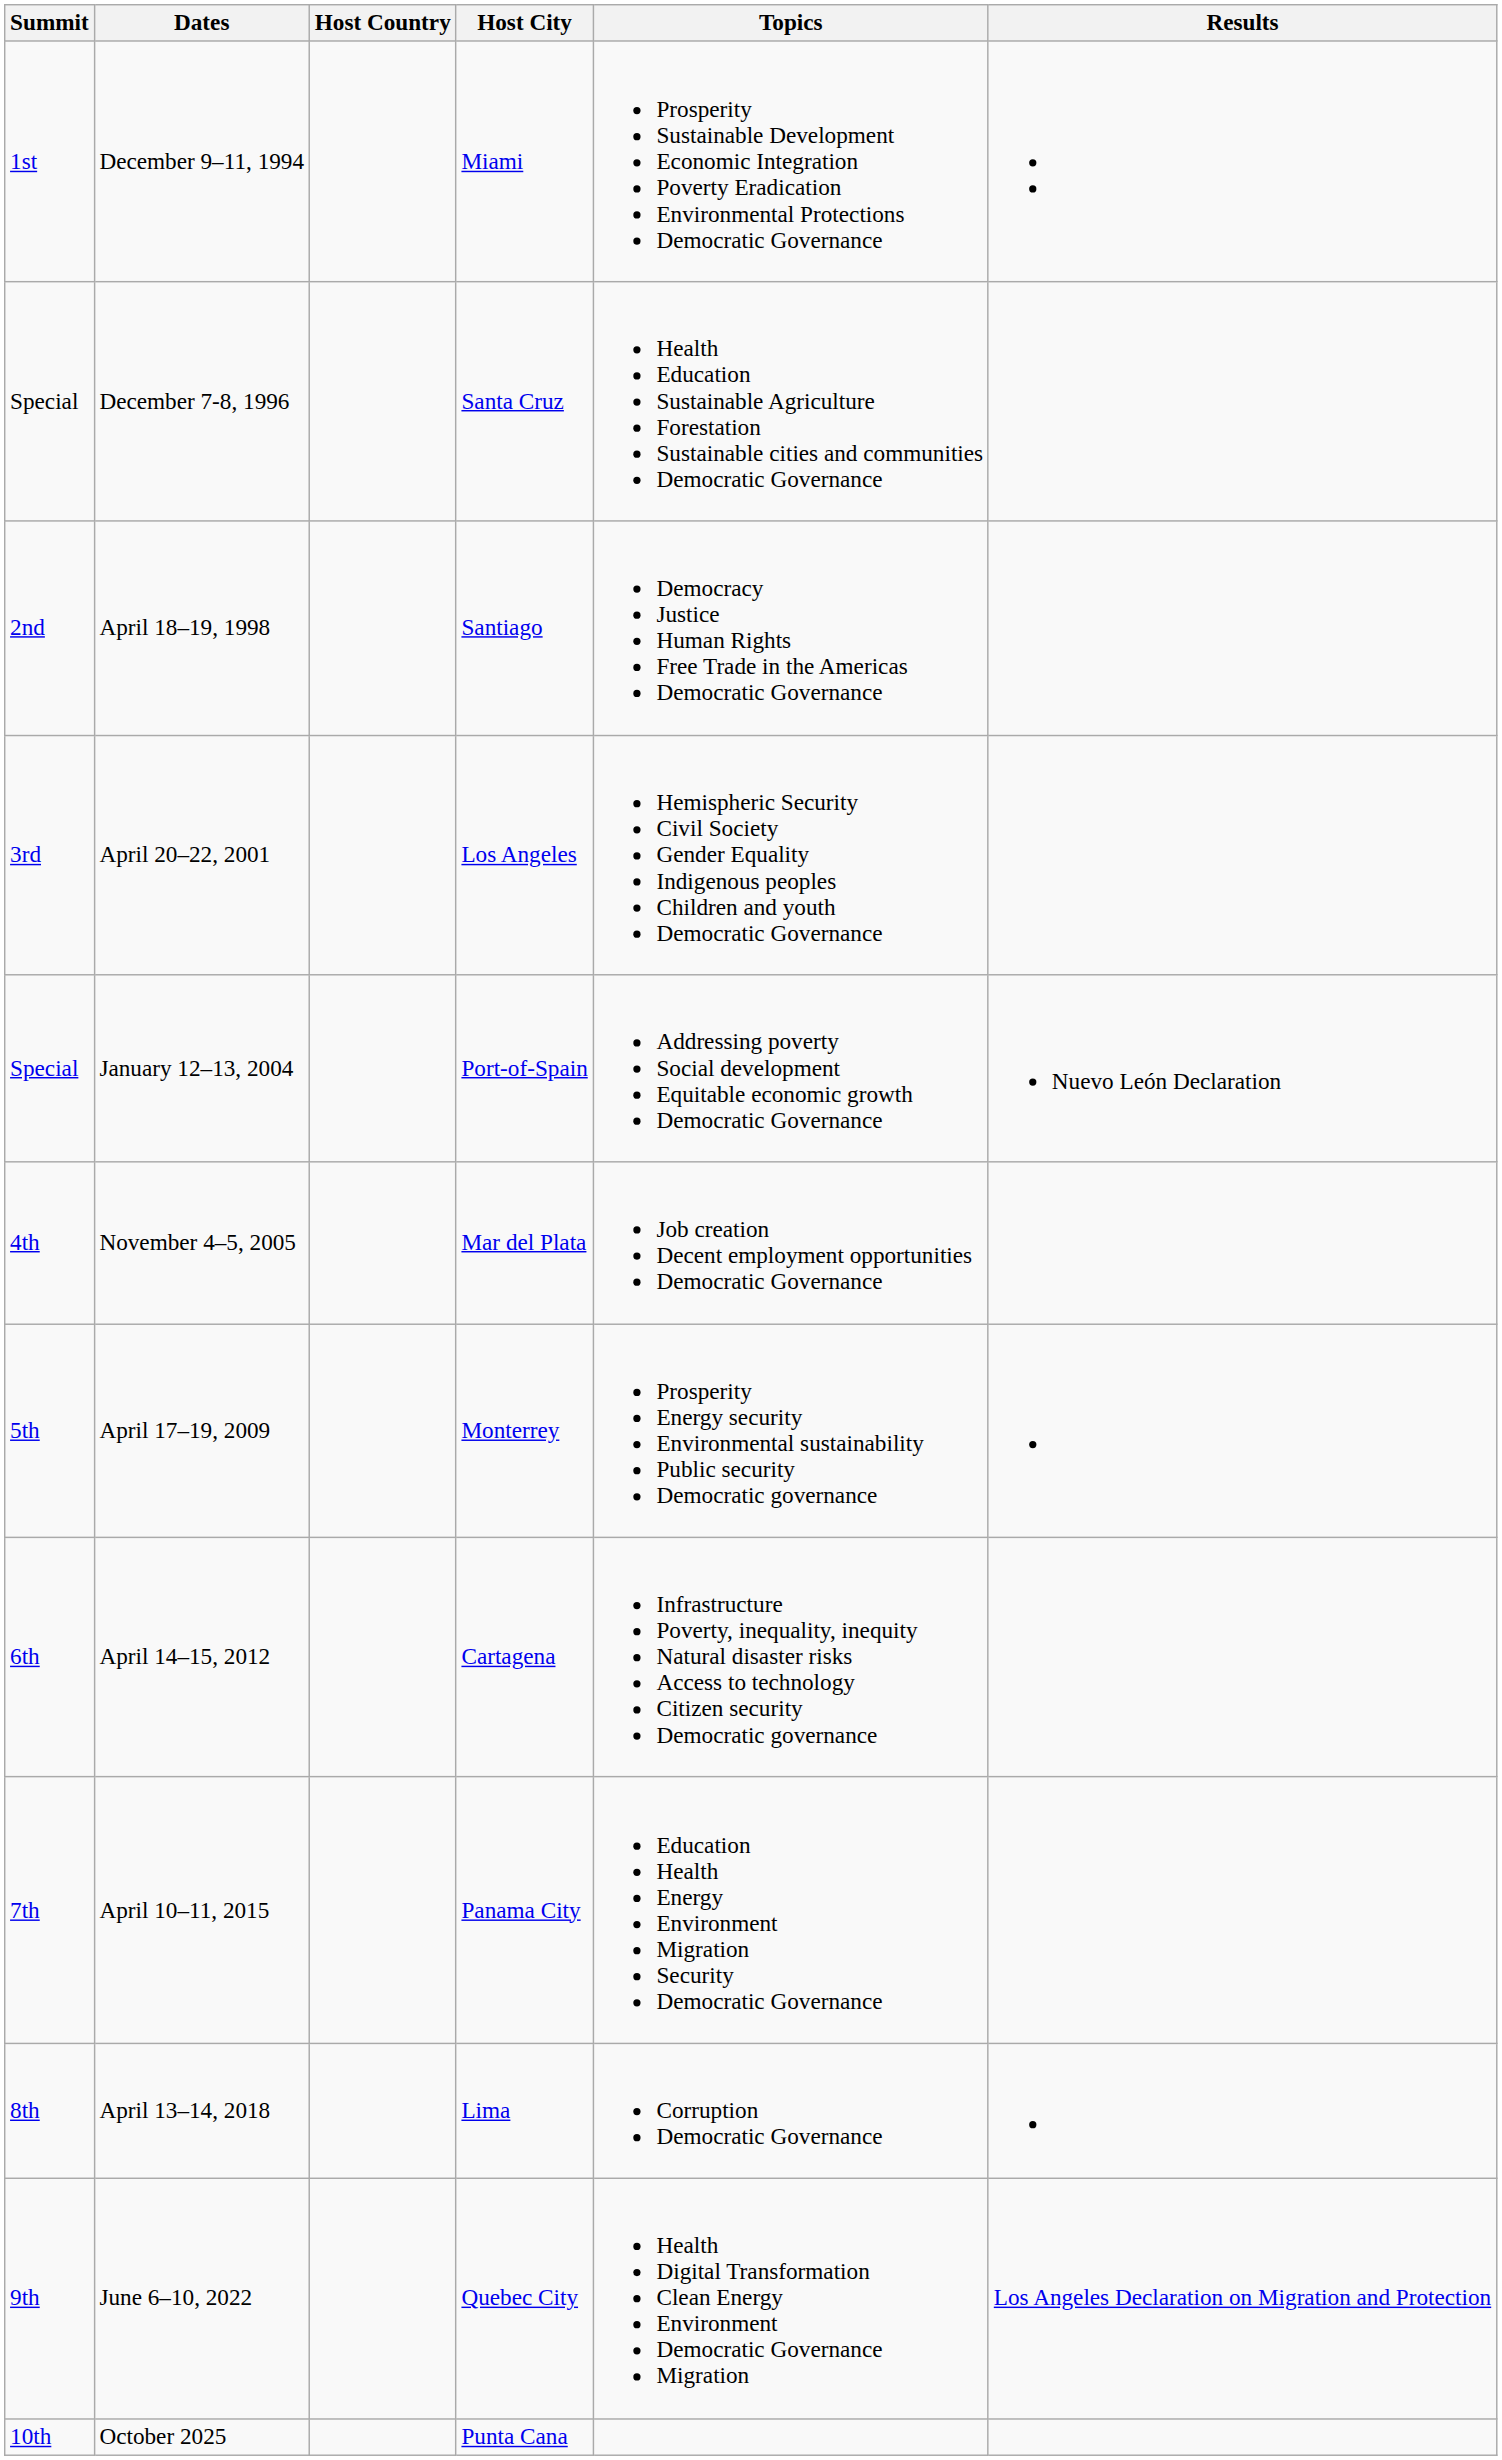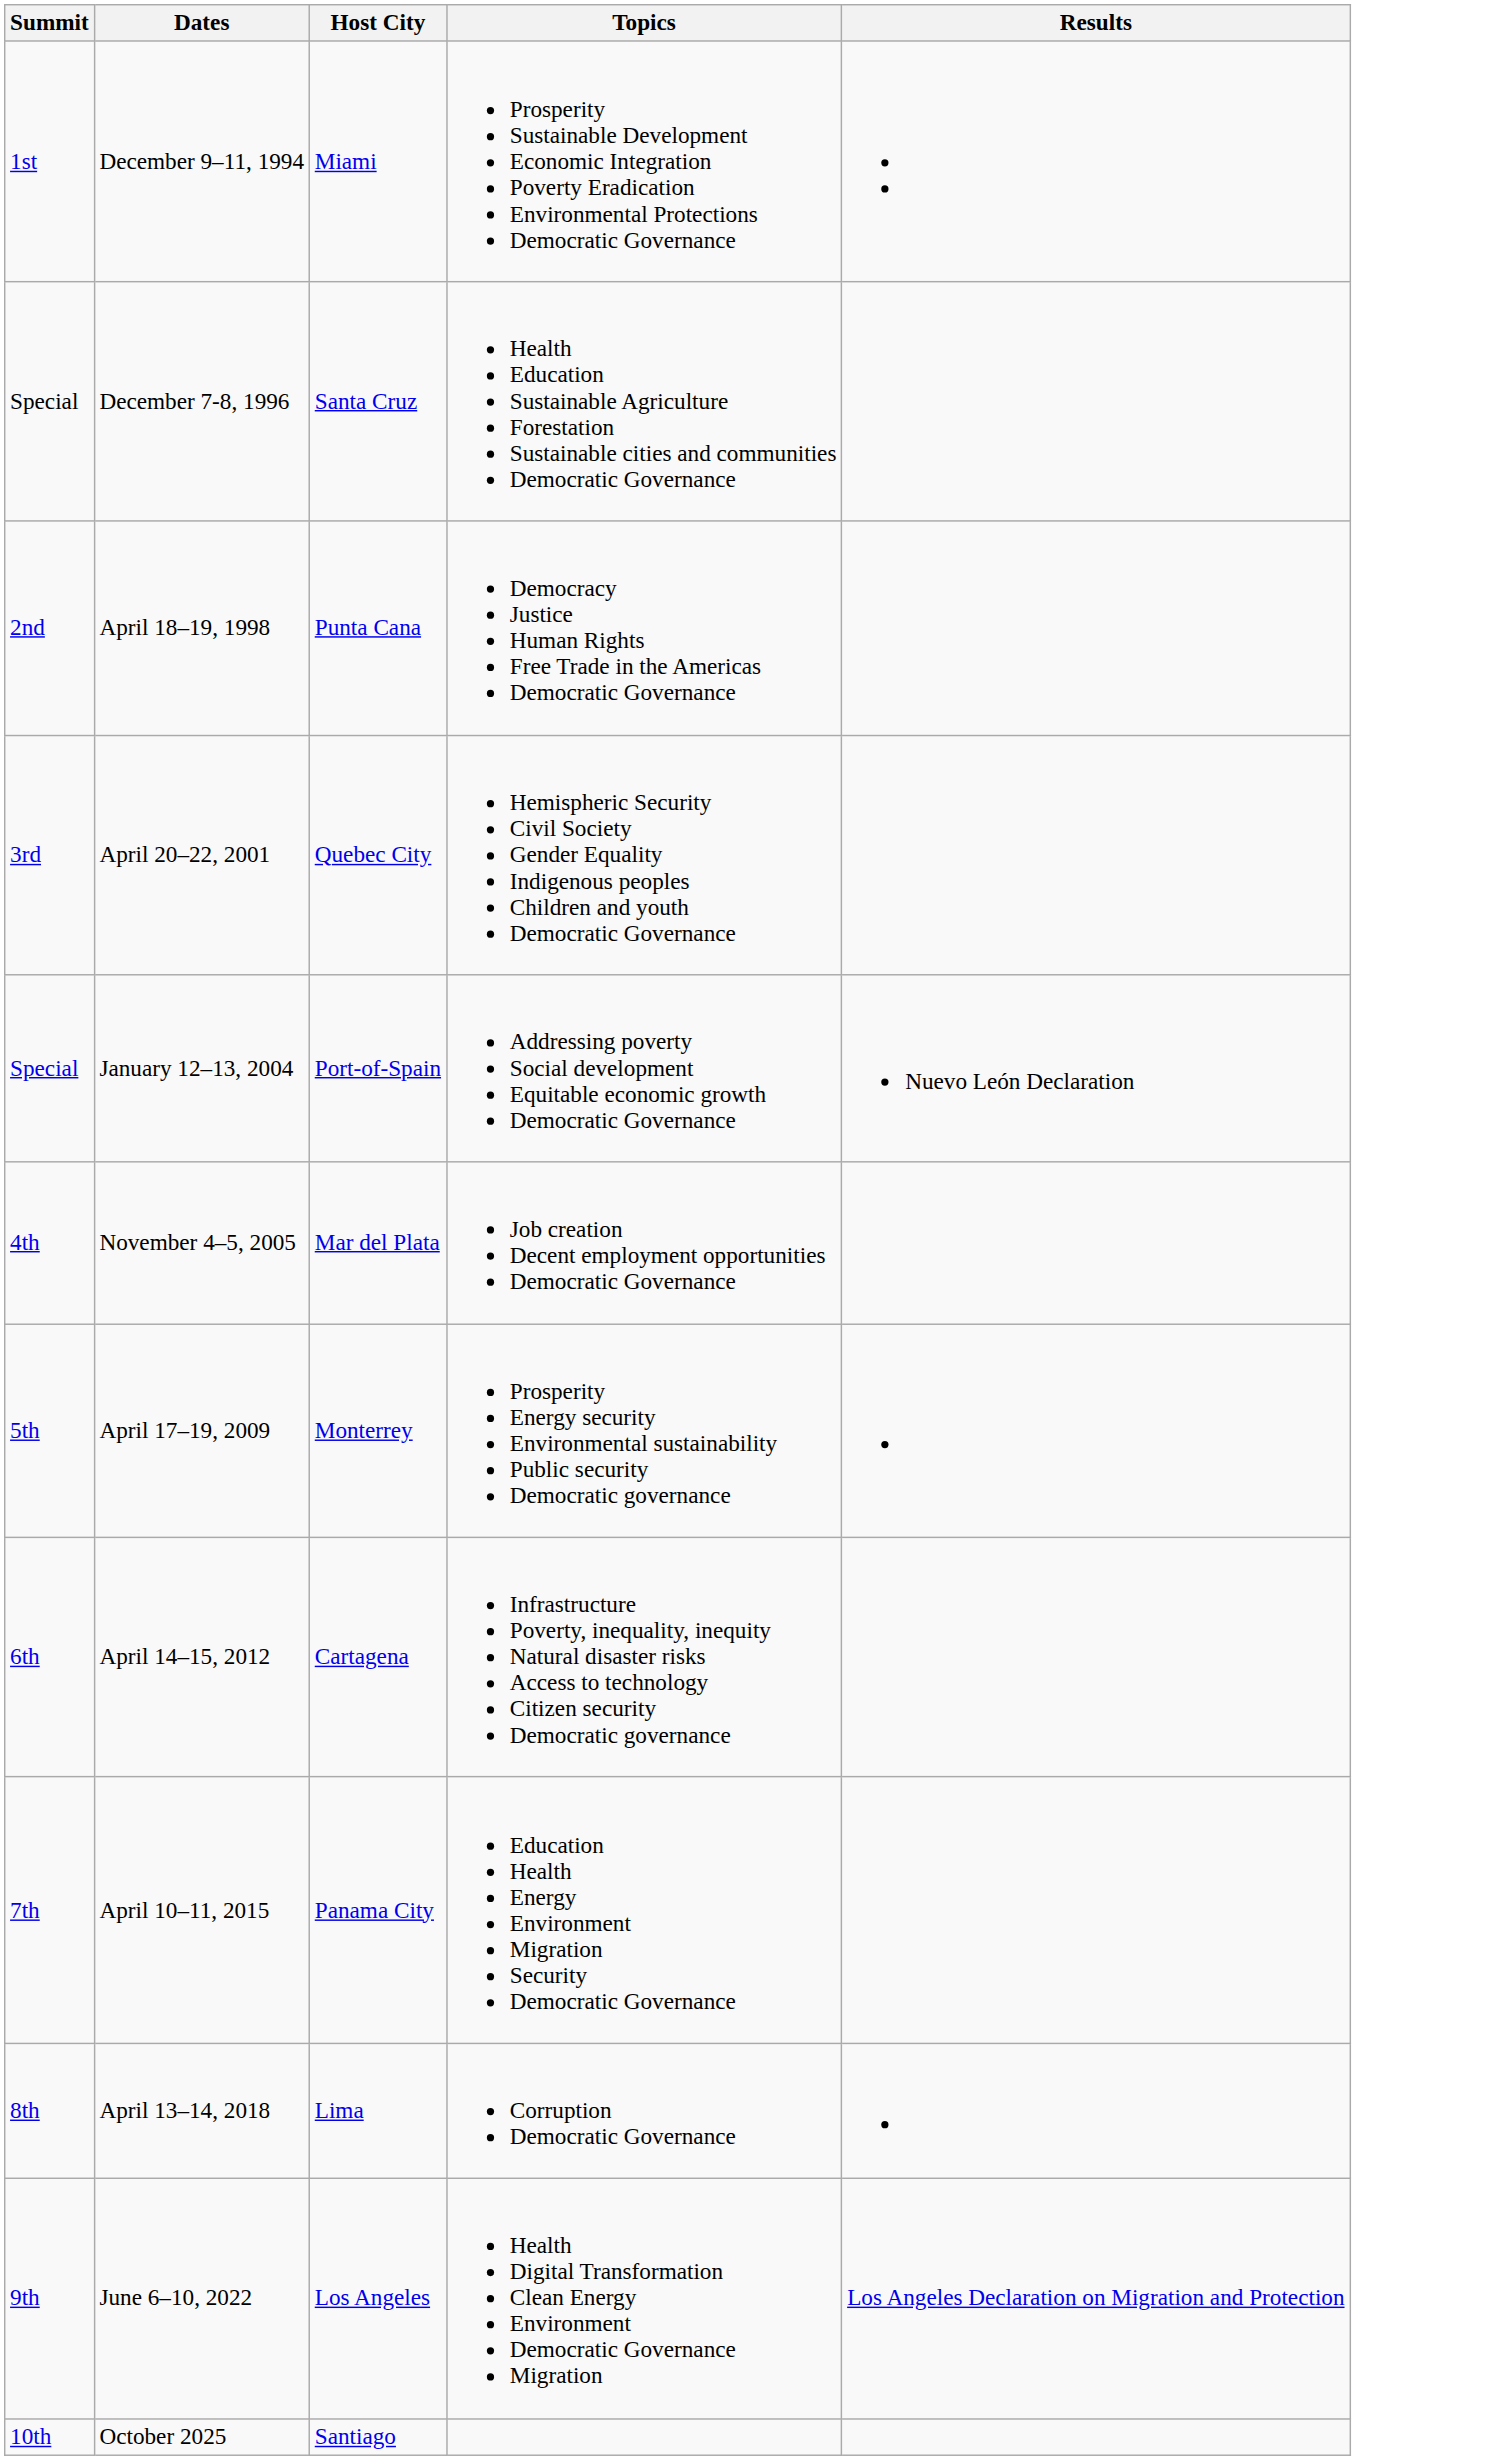- column: (383, 22)
(502, 627) Santiago -> (368, 627) Punta Cana
(519, 854) Los Angeles -> (373, 854) Quebec City
(520, 2298) Quebec City -> (372, 2298) Los Angeles
(515, 2436) Punta Cana -> (355, 2436) Santiago
